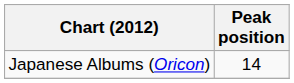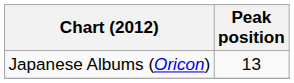(251, 64) 14 -> (251, 64) 13
